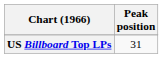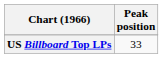(136, 44) 31 -> (136, 44) 33
